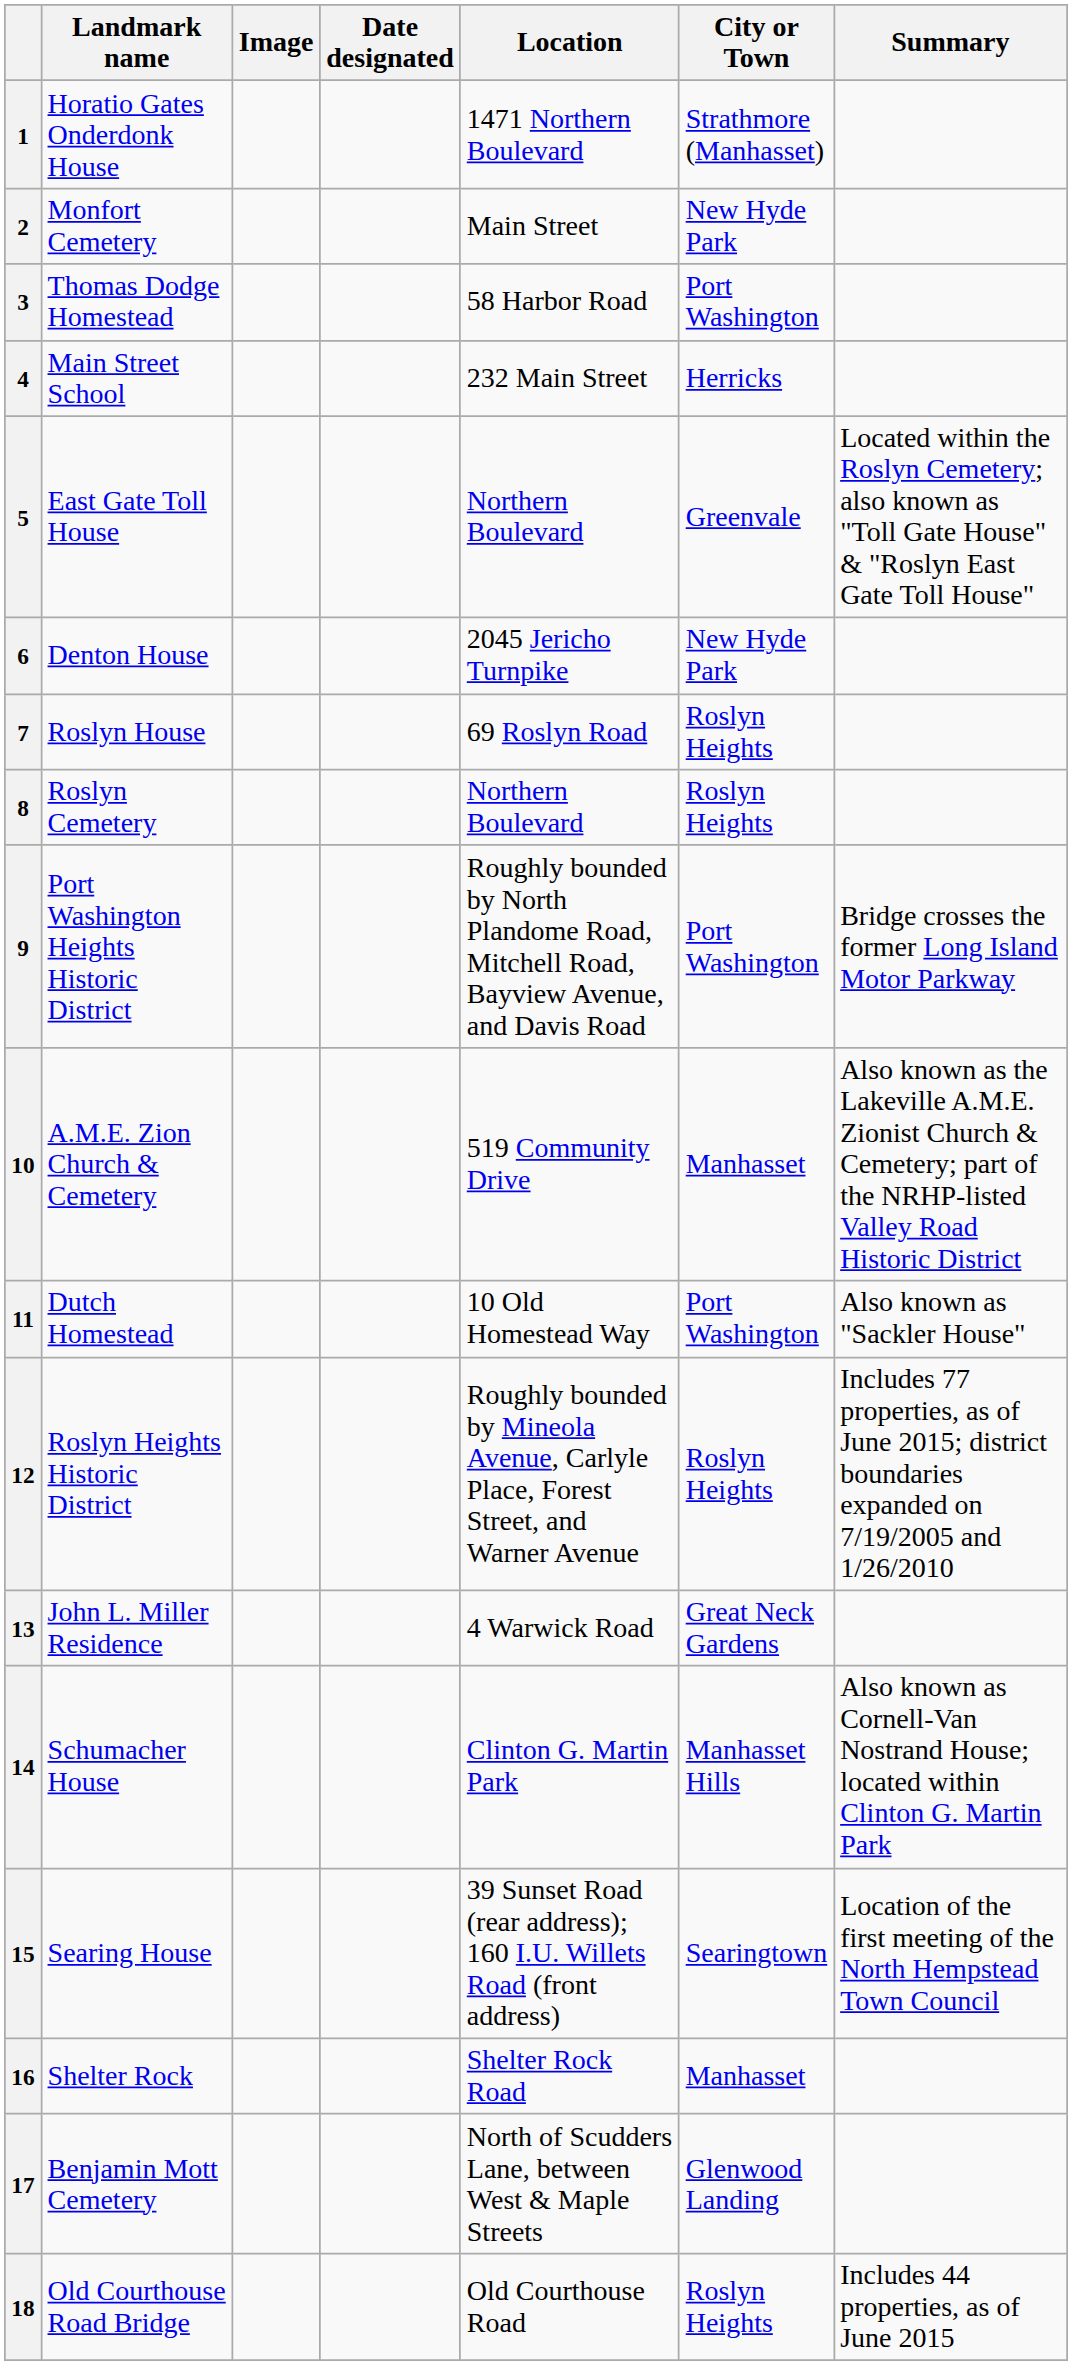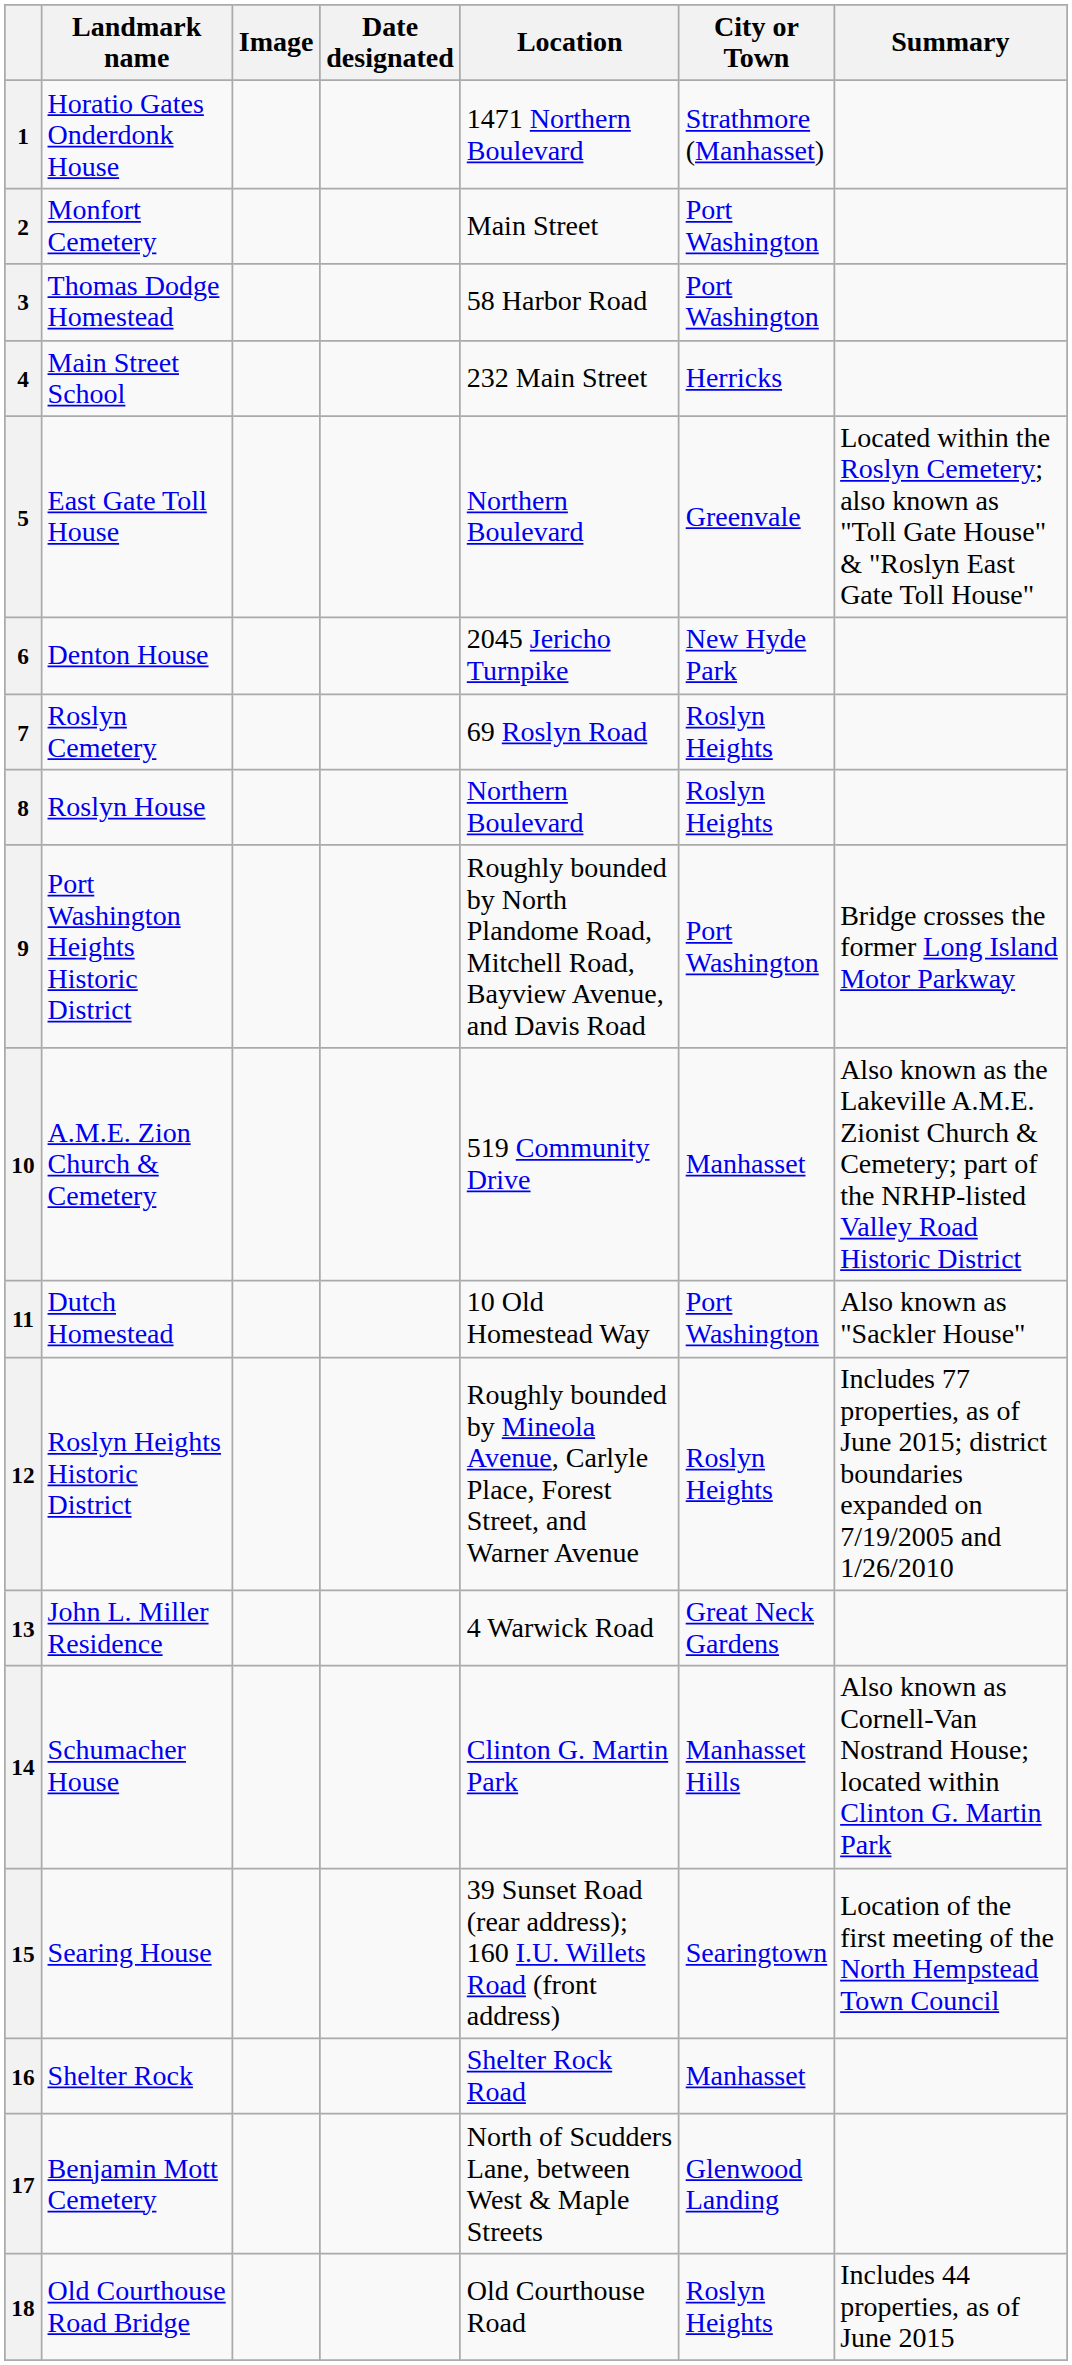(746, 225) New Hyde Park -> (752, 225) Port Washington
(127, 731) Roslyn House -> (102, 731) Roslyn Cemetery
(102, 807) Roslyn Cemetery -> (127, 807) Roslyn House
